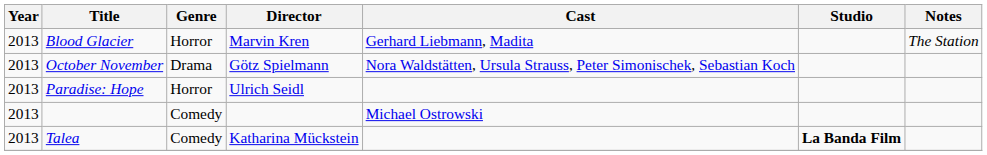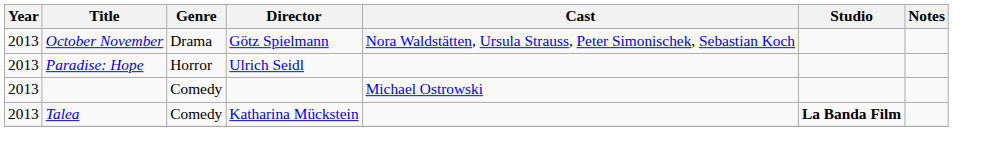- row: (90, 41)
